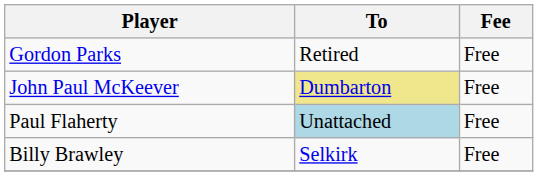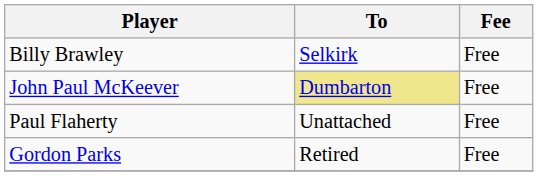rows swapped: (66, 154) <-> (65, 54)
(345, 121) lightblue background -> (345, 121) no background
